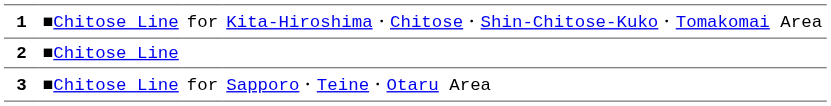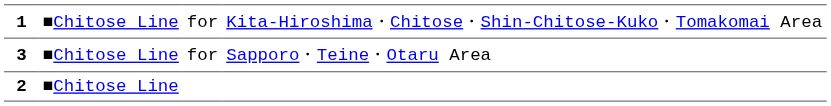rows swapped: (21, 53) <-> (21, 84)
